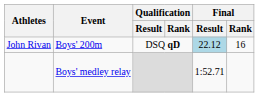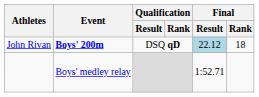(79, 45) normal -> (80, 45) bold
(240, 45) 16 -> (240, 45) 18
